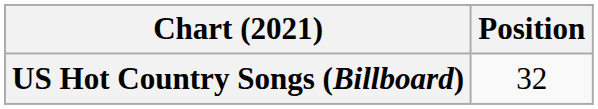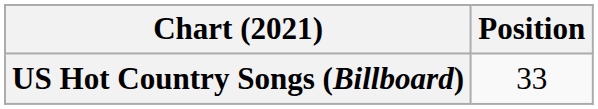(532, 78) 32 -> (532, 78) 33
